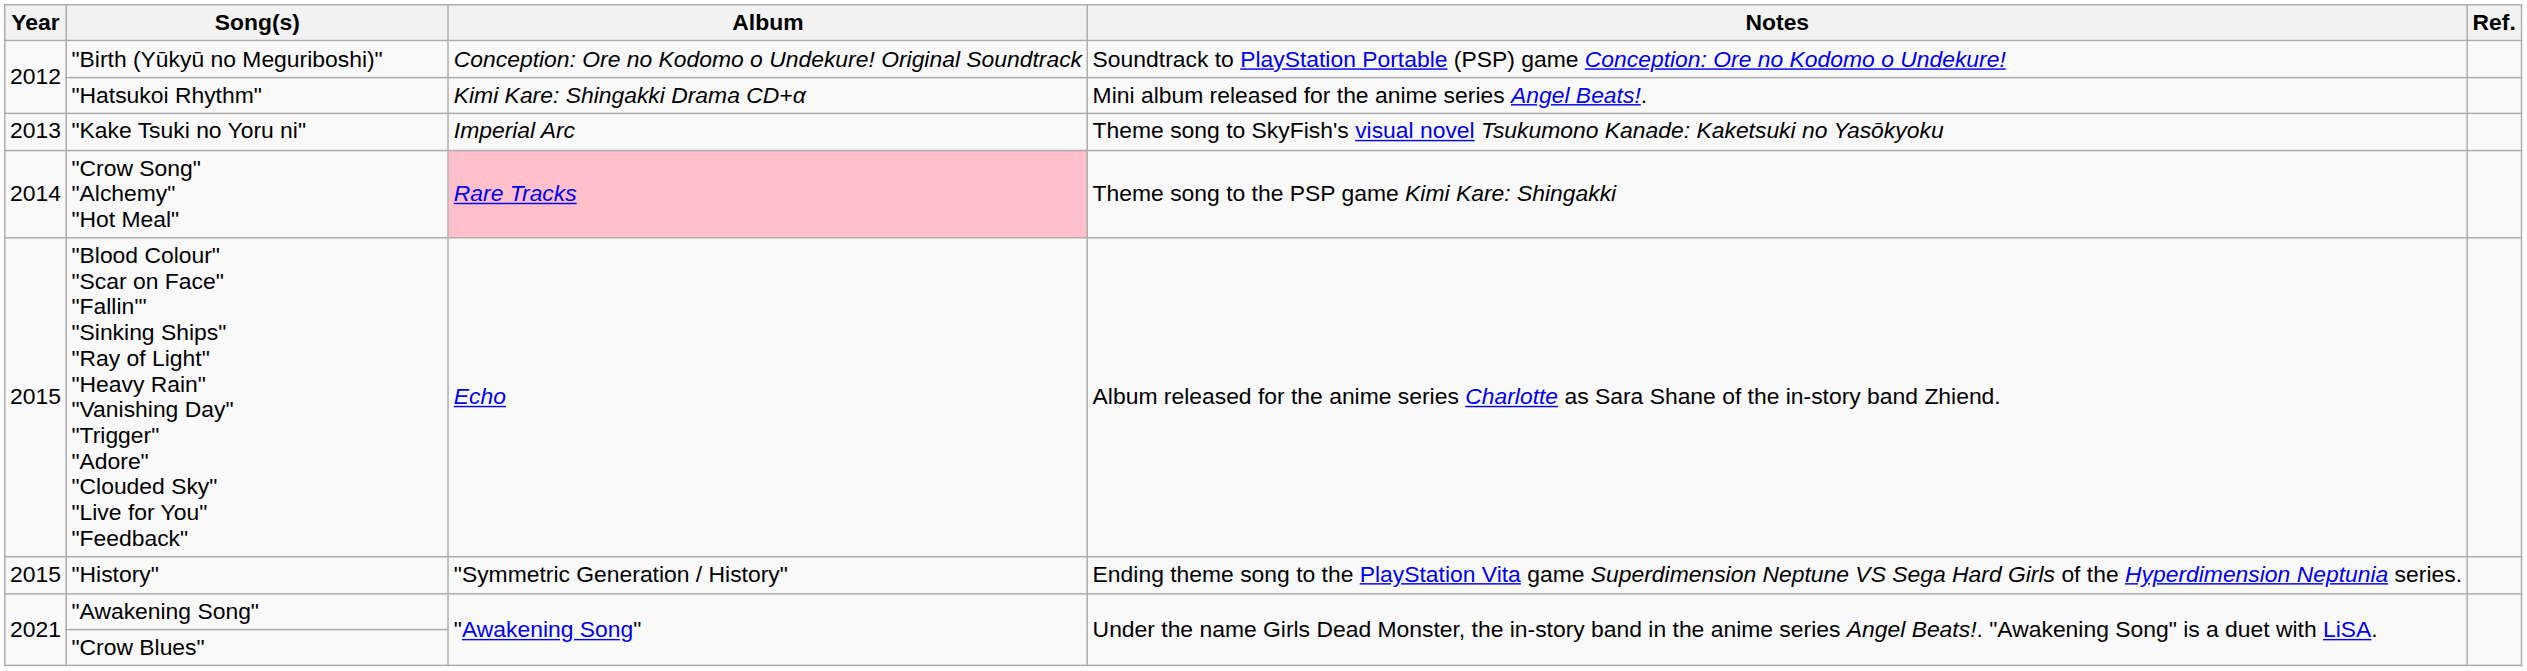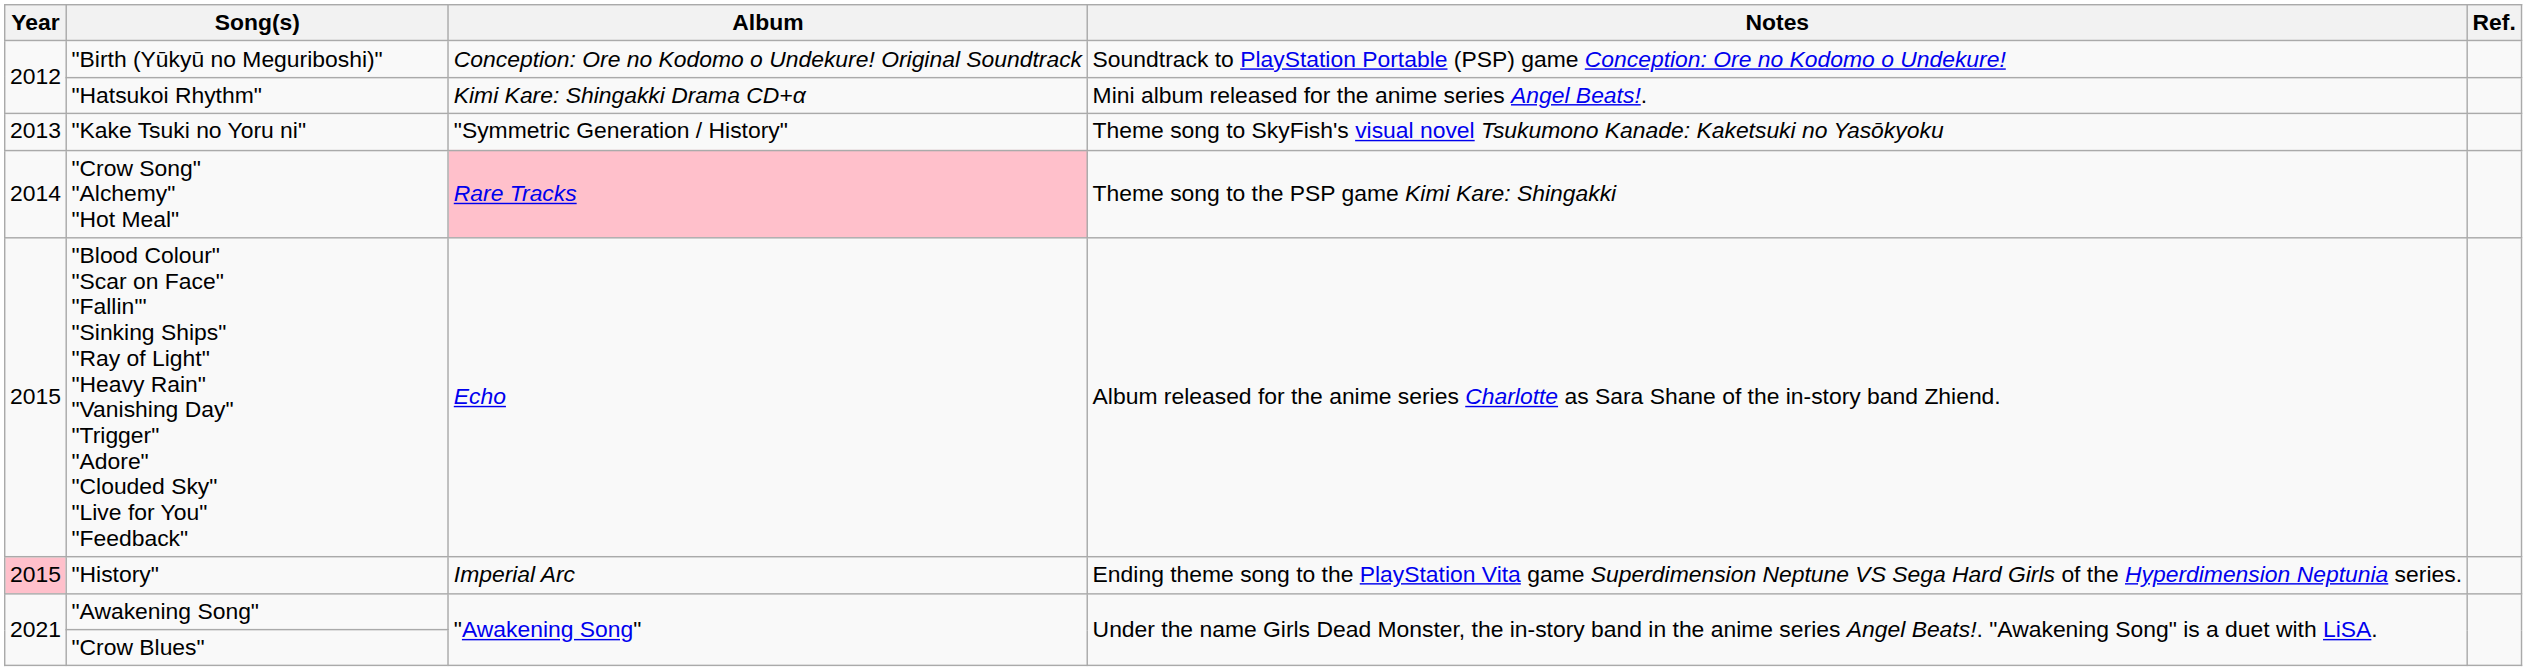(514, 131) Imperial Arc -> (621, 131) "Symmetric Generation / History"
(35, 574) no background -> (35, 574) pink background
(621, 574) "Symmetric Generation / History" -> (514, 574) Imperial Arc
